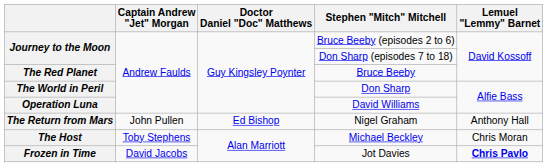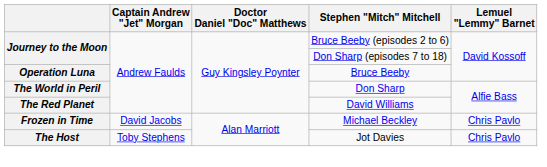(60, 72) The Red Planet -> (57, 72) Operation Luna
(60, 105) Operation Luna -> (57, 105) The Red Planet
- row: (386, 121)
(60, 137) The Host -> (57, 121) Frozen in Time
(157, 137) Toby Stephens -> (151, 121) David Jacobs
(500, 137) Chris Moran -> (494, 121) Chris Pavlo
(60, 154) Frozen in Time -> (57, 137) The Host
(157, 154) David Jacobs -> (151, 137) Toby Stephens
(500, 154) bold -> (494, 137) normal
